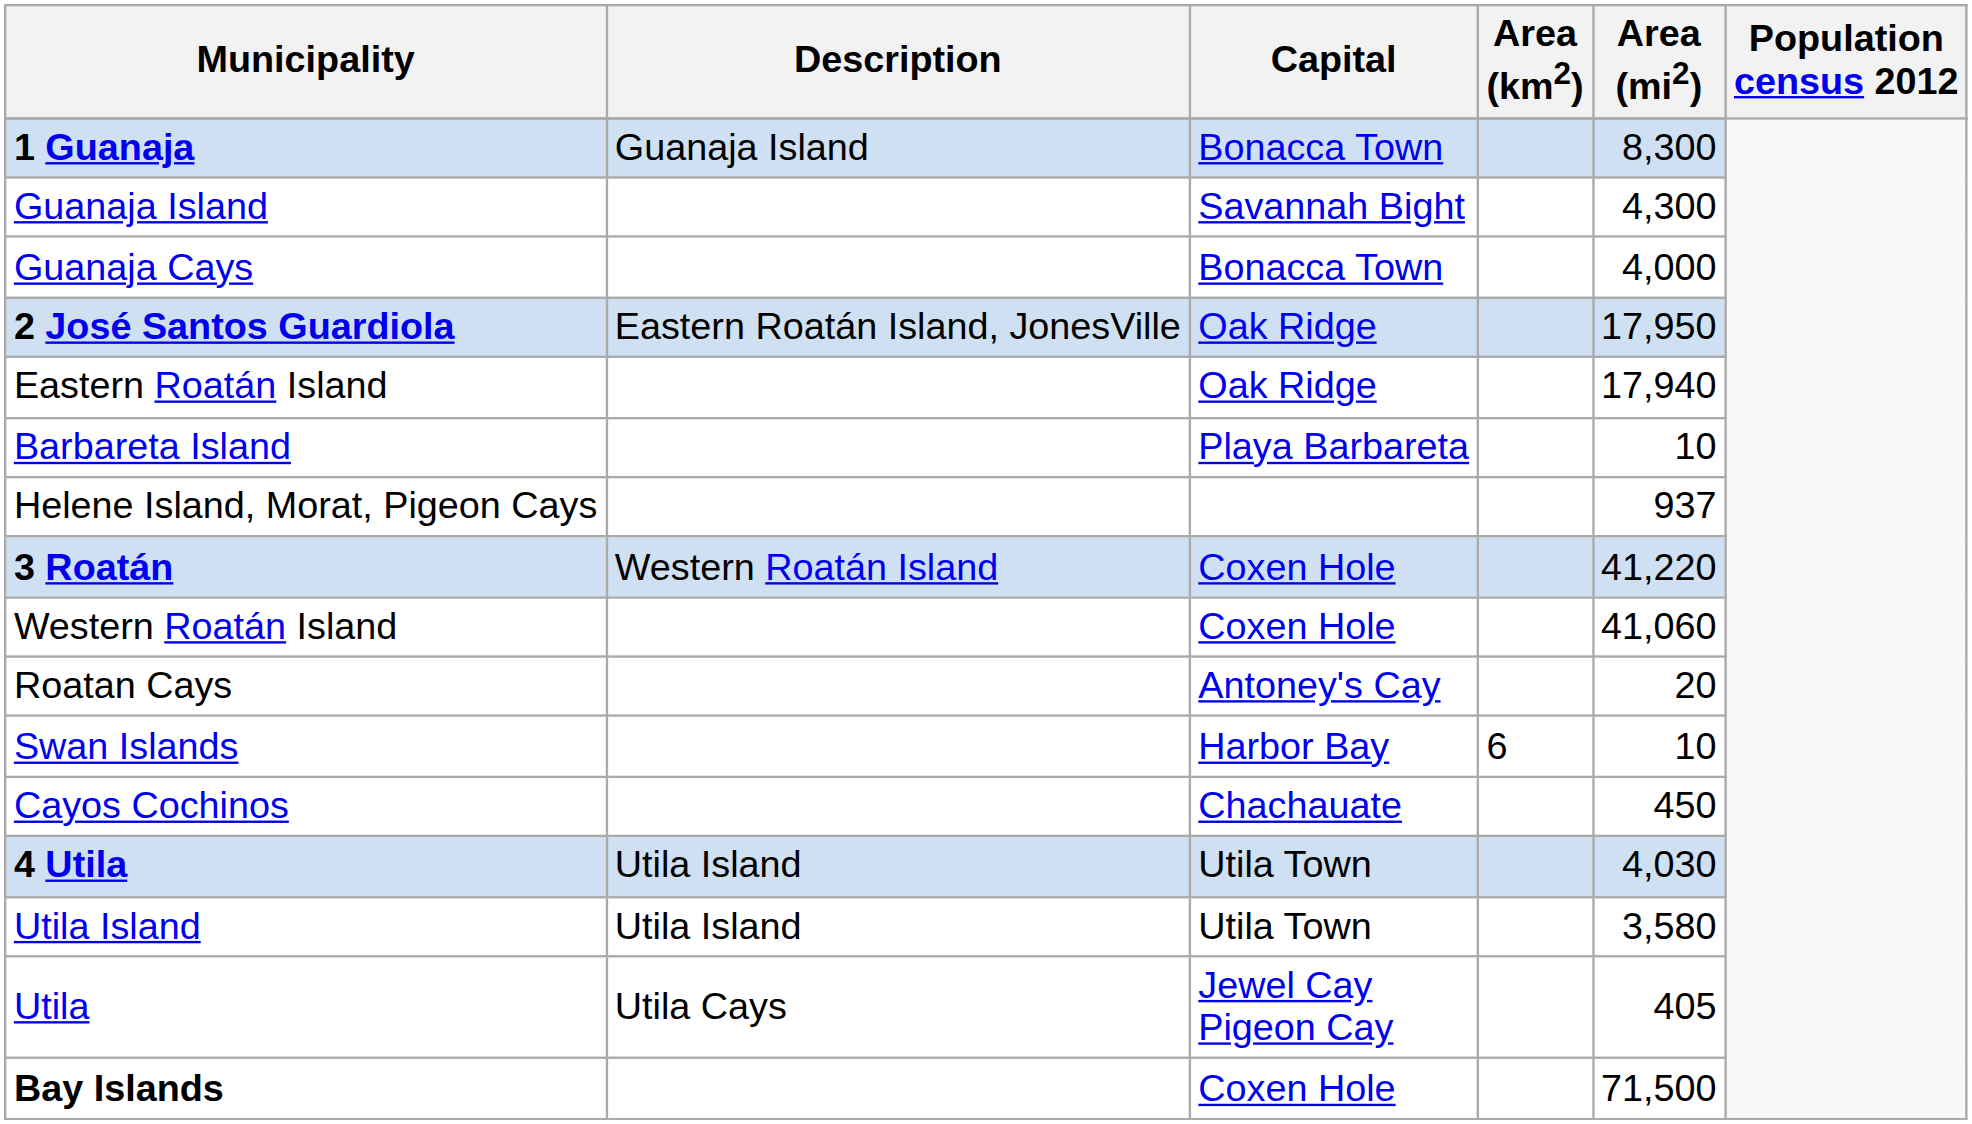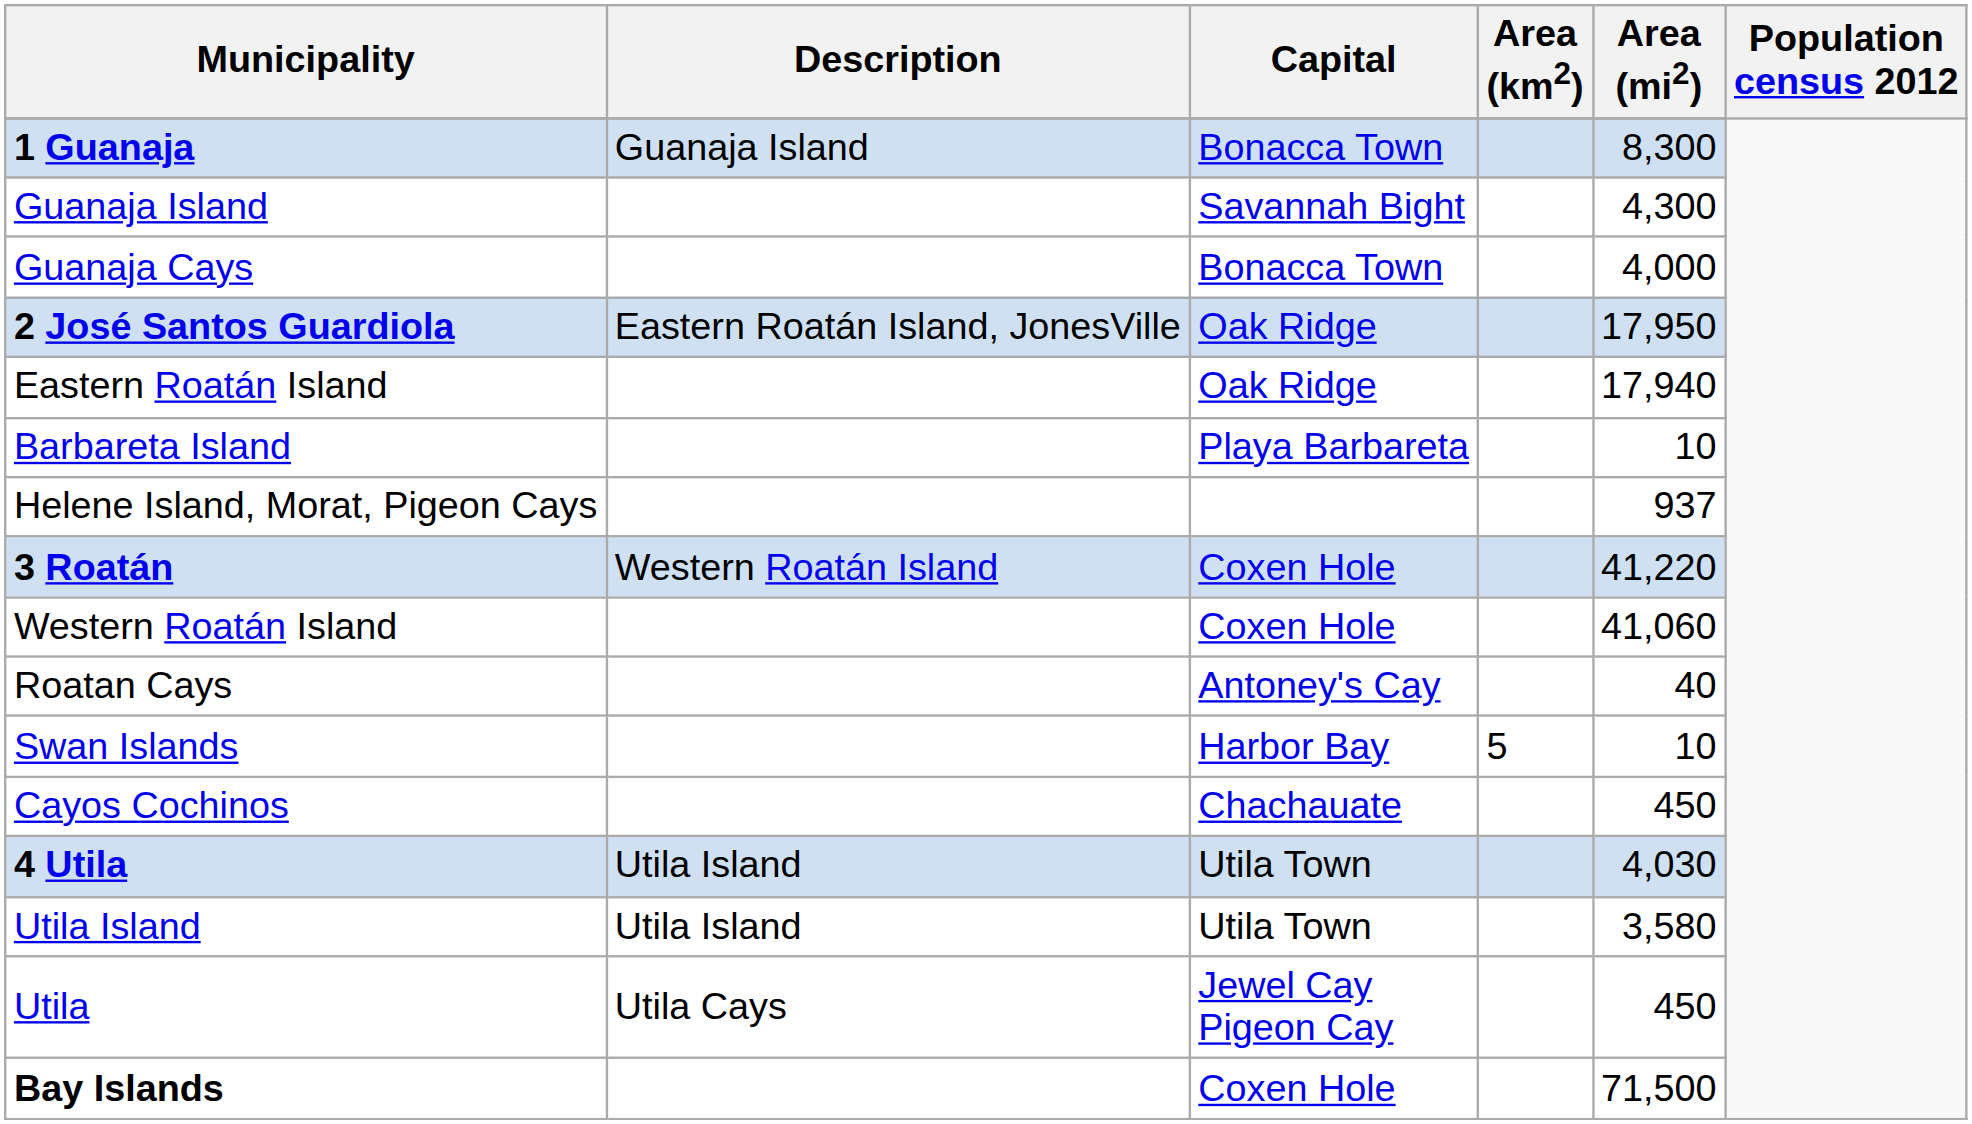(1696, 685) 20 -> (1696, 685) 40
(1497, 745) 6 -> (1497, 745) 5
(1685, 1006) 405 -> (1685, 1006) 450
